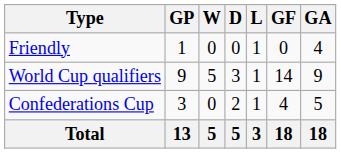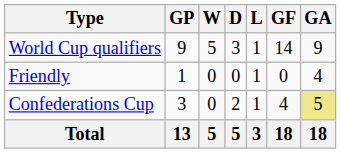rows swapped: (39, 47) <-> (85, 76)
(318, 104) no background -> (318, 104) khaki background
